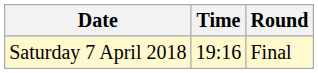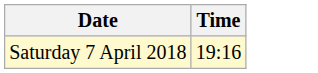- column: (279, 20)
